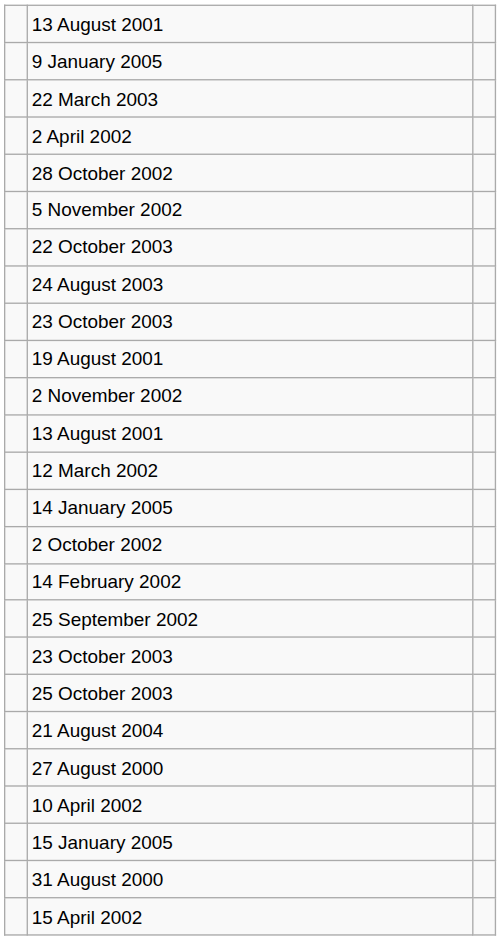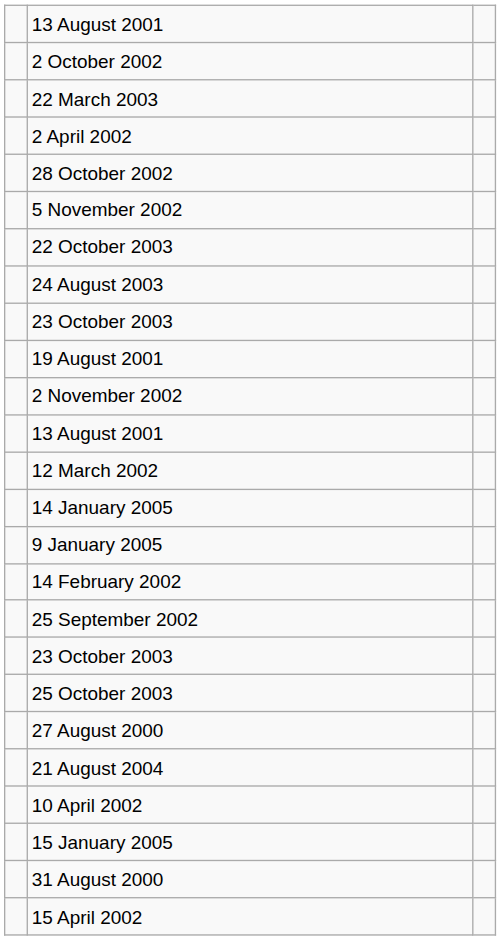rows swapped: (16, 545) <-> (16, 61)
rows swapped: (16, 731) <-> (16, 768)
